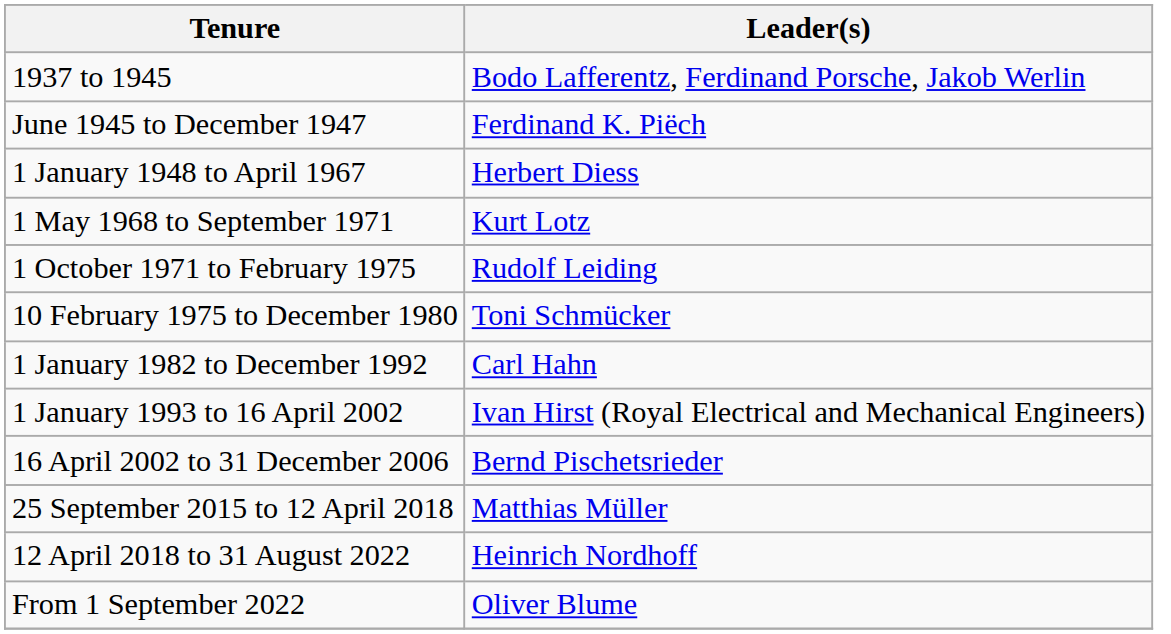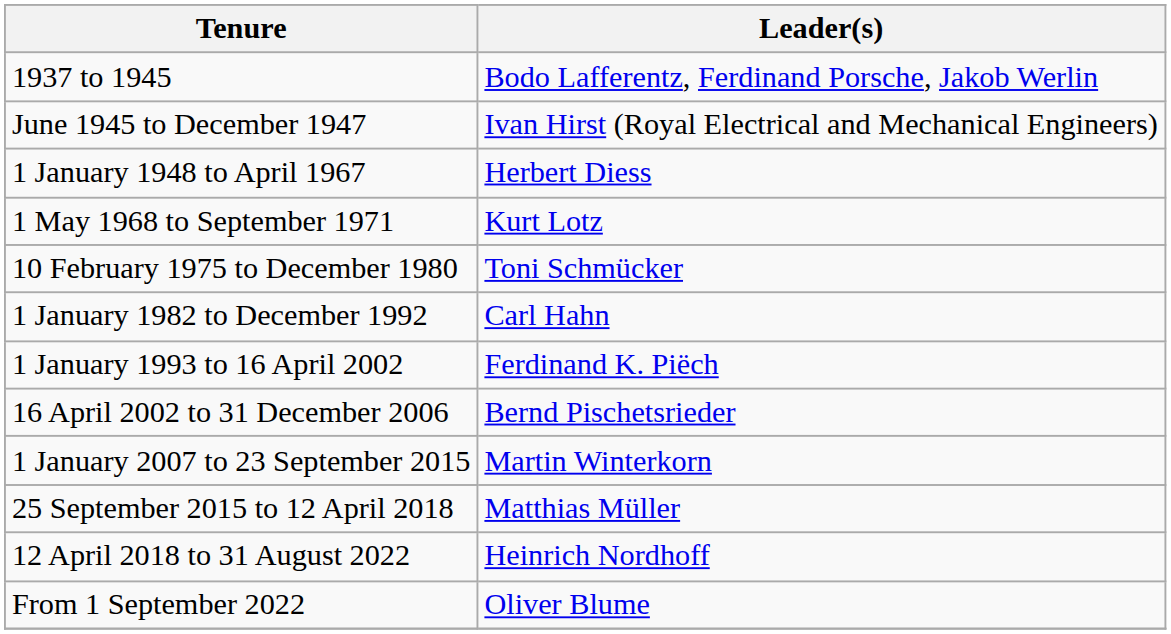(589, 124) Ferdinand K. Piëch -> (821, 124) Ivan Hirst (Royal Electrical and Mechanical Engineers)
- row: (214, 268)
(808, 412) Ivan Hirst (Royal Electrical and Mechanical Engineers) -> (602, 364) Ferdinand K. Piëch
+ row: (241, 460)
